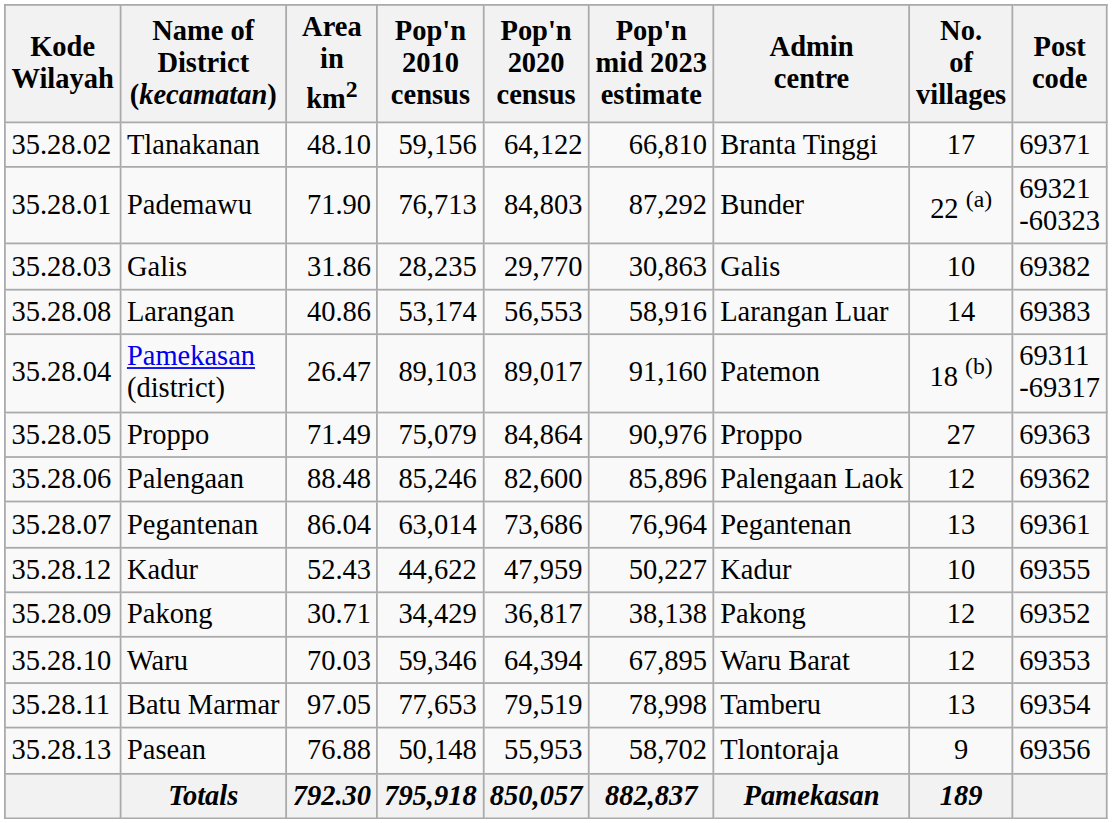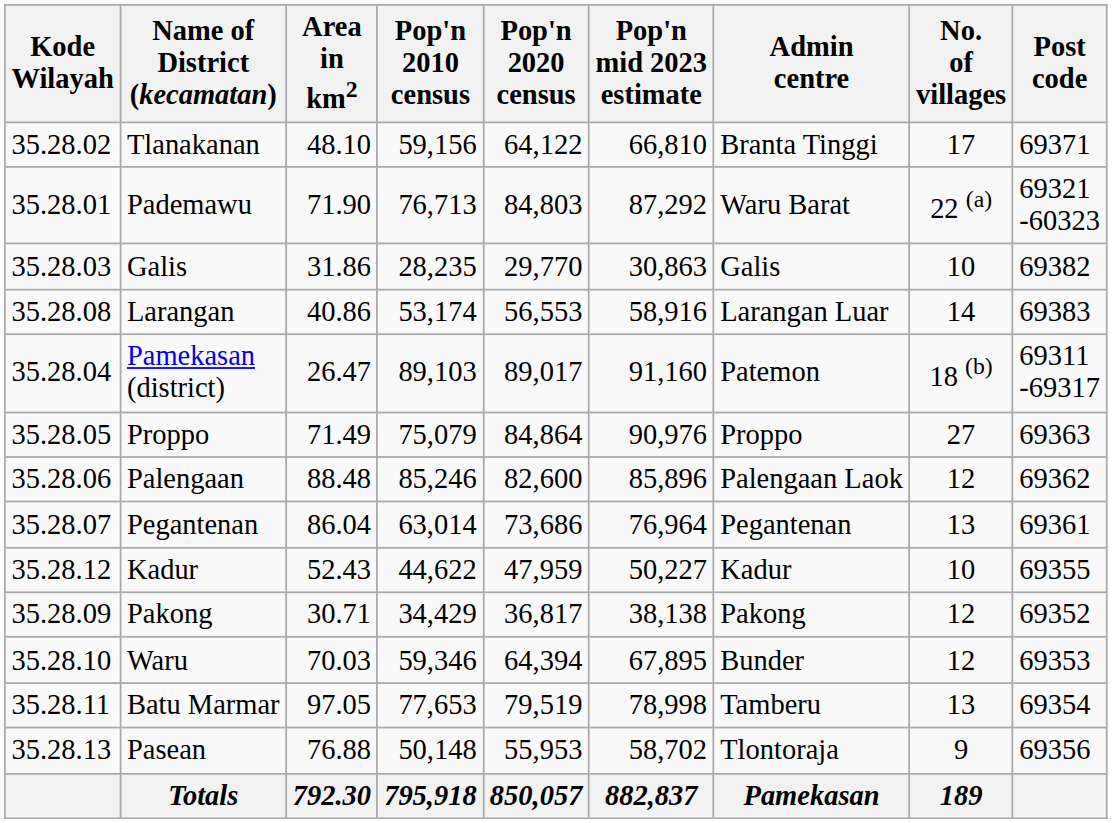(762, 205) Bunder -> (785, 205) Waru Barat
(785, 659) Waru Barat -> (762, 659) Bunder
